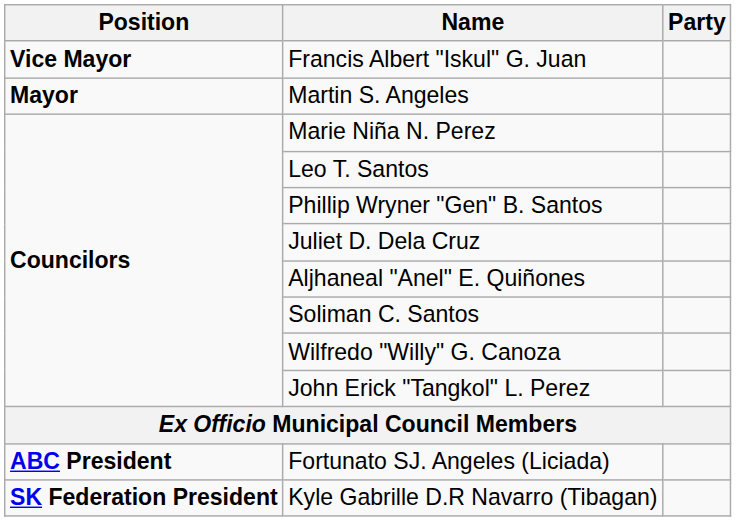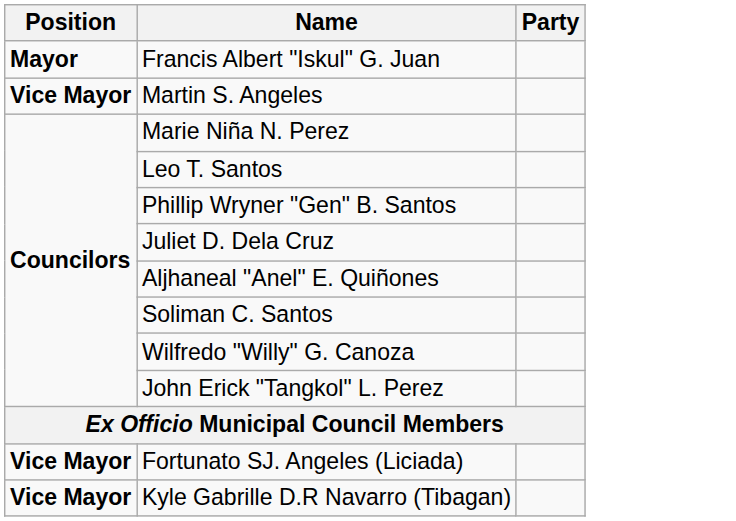(71, 59) Vice Mayor -> (44, 59) Mayor
(44, 95) Mayor -> (71, 95) Vice Mayor
(91, 461) ABC President -> (71, 461) Vice Mayor
(144, 497) SK Federation President -> (71, 497) Vice Mayor
